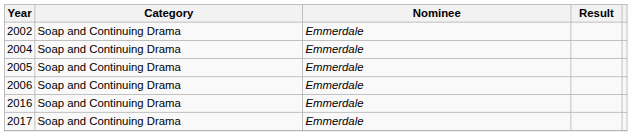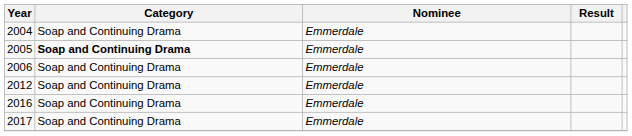- row: (20, 31)
(109, 67) normal -> (114, 49) bold
+ row: (20, 85)
